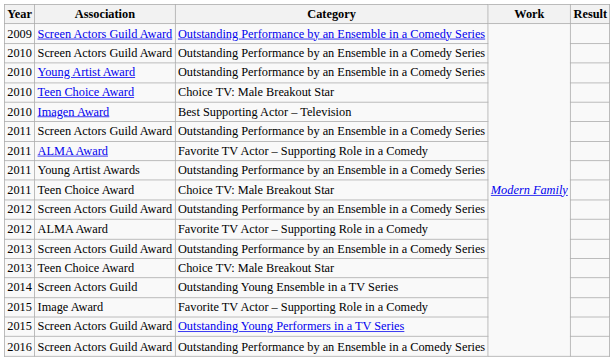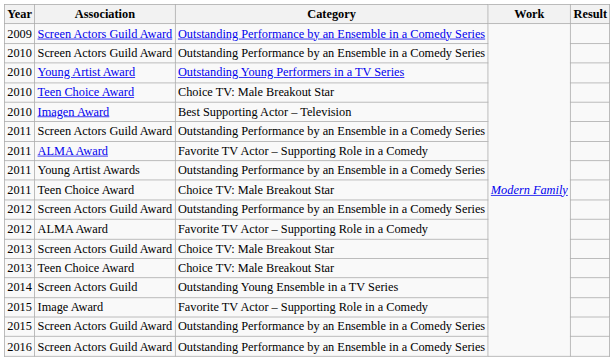(332, 72) Outstanding Performance by an Ensemble in a Comedy Series -> (291, 72) Outstanding Young Performers in a TV Series
(332, 248) Outstanding Performance by an Ensemble in a Comedy Series -> (256, 248) Choice TV: Male Breakout Star
(291, 326) Outstanding Young Performers in a TV Series -> (332, 326) Outstanding Performance by an Ensemble in a Comedy Series
